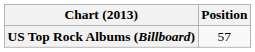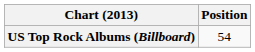(224, 36) 57 -> (224, 36) 54
